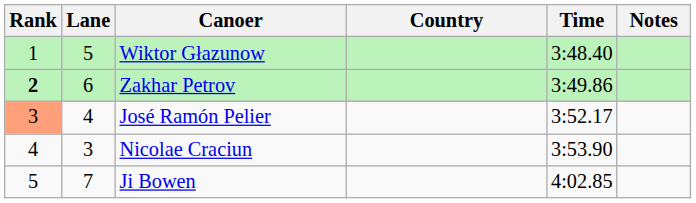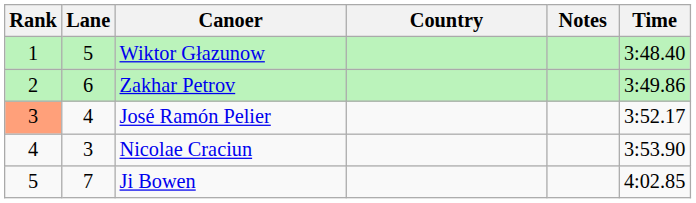columns swapped: (582, 20) <-> (654, 20)
(33, 85) bold -> (33, 85) normal
